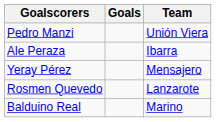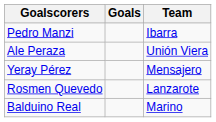(177, 32) Unión Viera -> (162, 32) Ibarra
(162, 51) Ibarra -> (177, 51) Unión Viera
